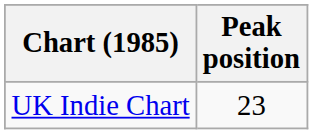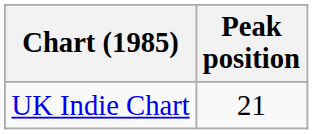(251, 104) 23 -> (251, 104) 21
